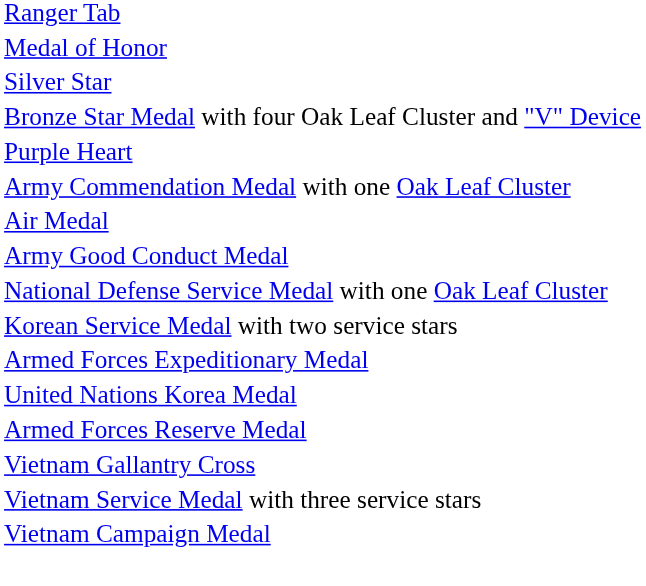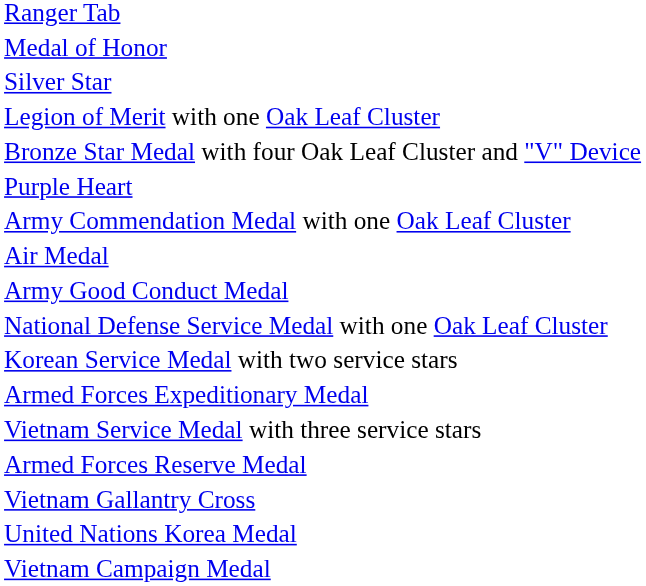+ row: (222, 116)
rows swapped: (243, 499) <-> (150, 395)
